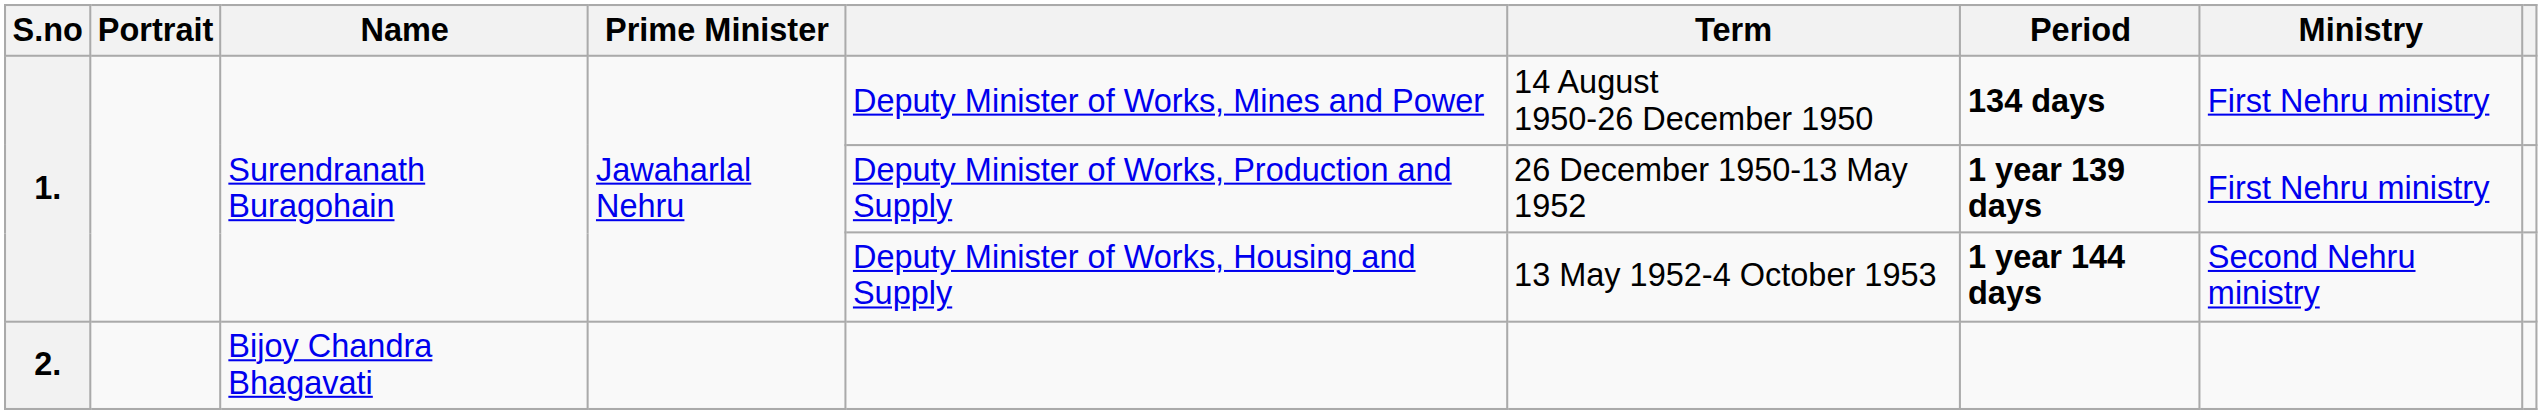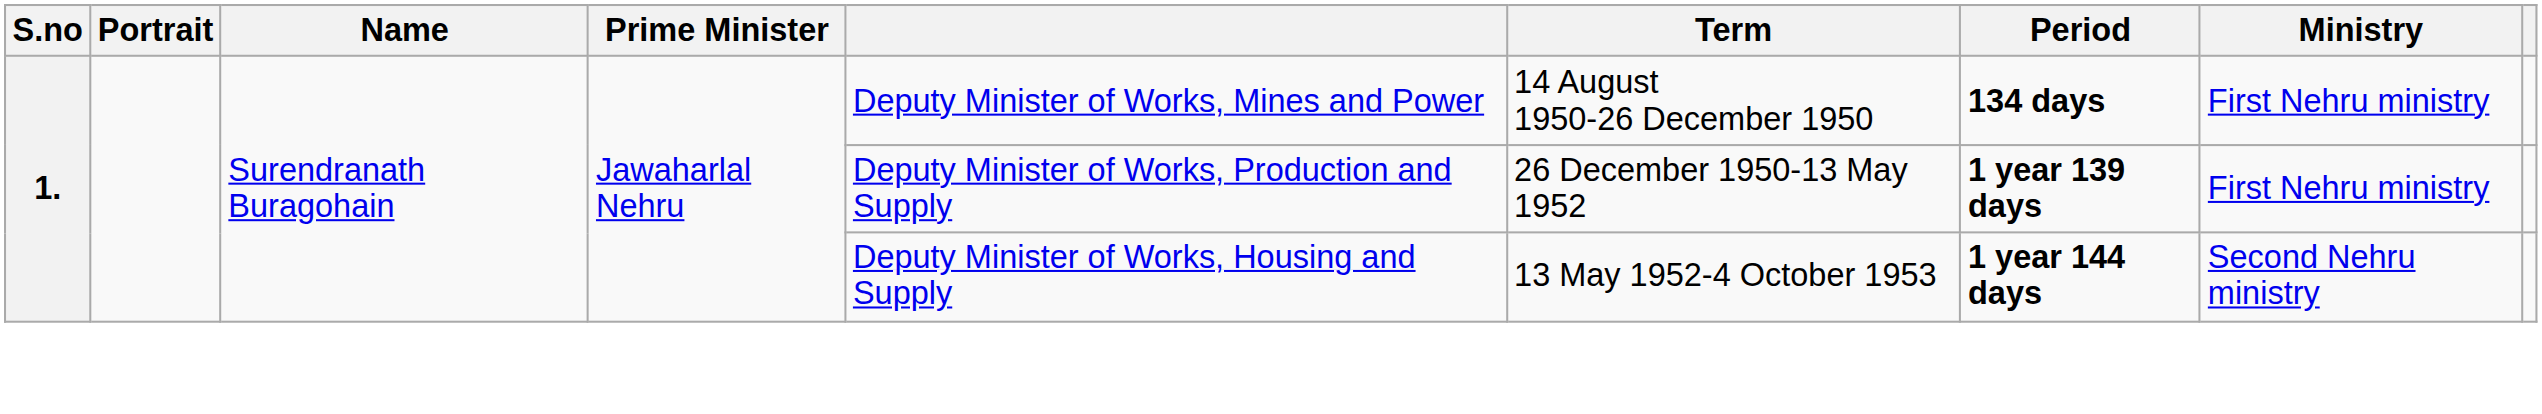- row: (48, 364)
